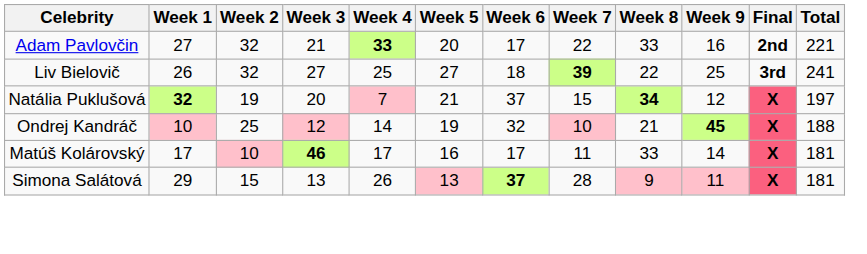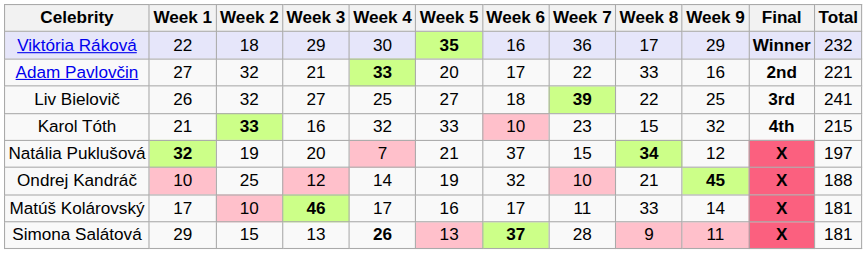+ row: (77, 45)
+ row: (77, 126)
(383, 180) normal -> (383, 235) bold
